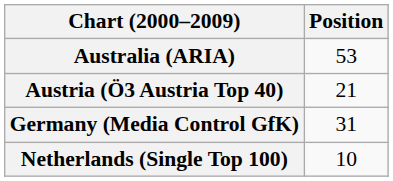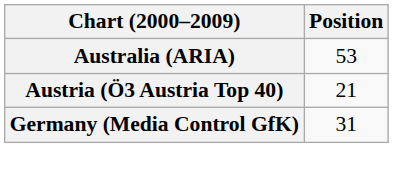- row: (154, 158)
